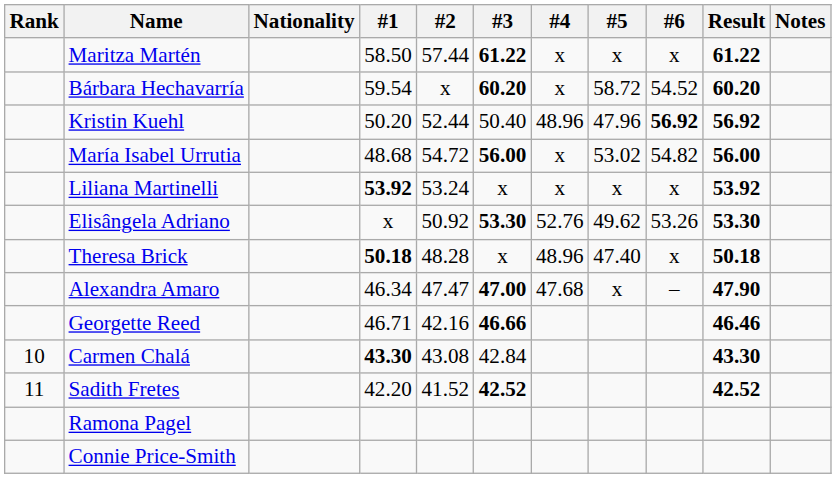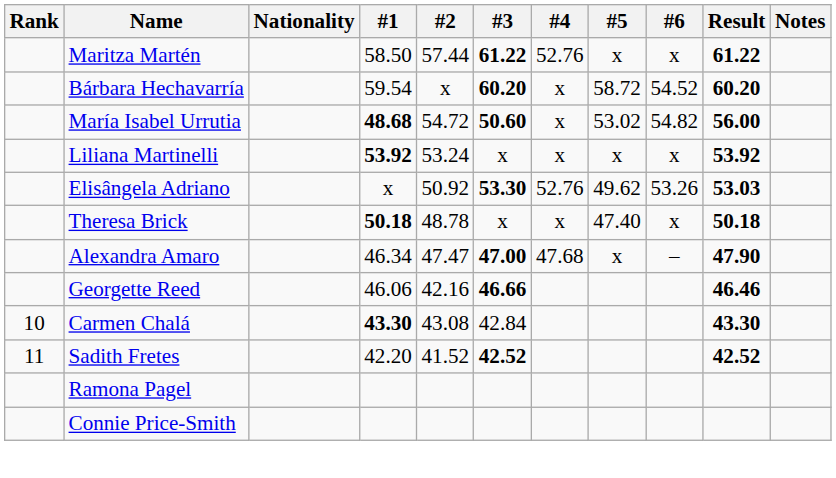(560, 54) x -> (560, 54) 52.76
- row: (126, 121)
(388, 155) normal -> (388, 121) bold
(503, 155) 56.00 -> (503, 121) 50.60
(737, 222) 53.30 -> (737, 188) 53.03
(445, 255) 48.28 -> (445, 222) 48.78
(560, 255) 48.96 -> (560, 222) x
(388, 322) 46.71 -> (388, 289) 46.06
